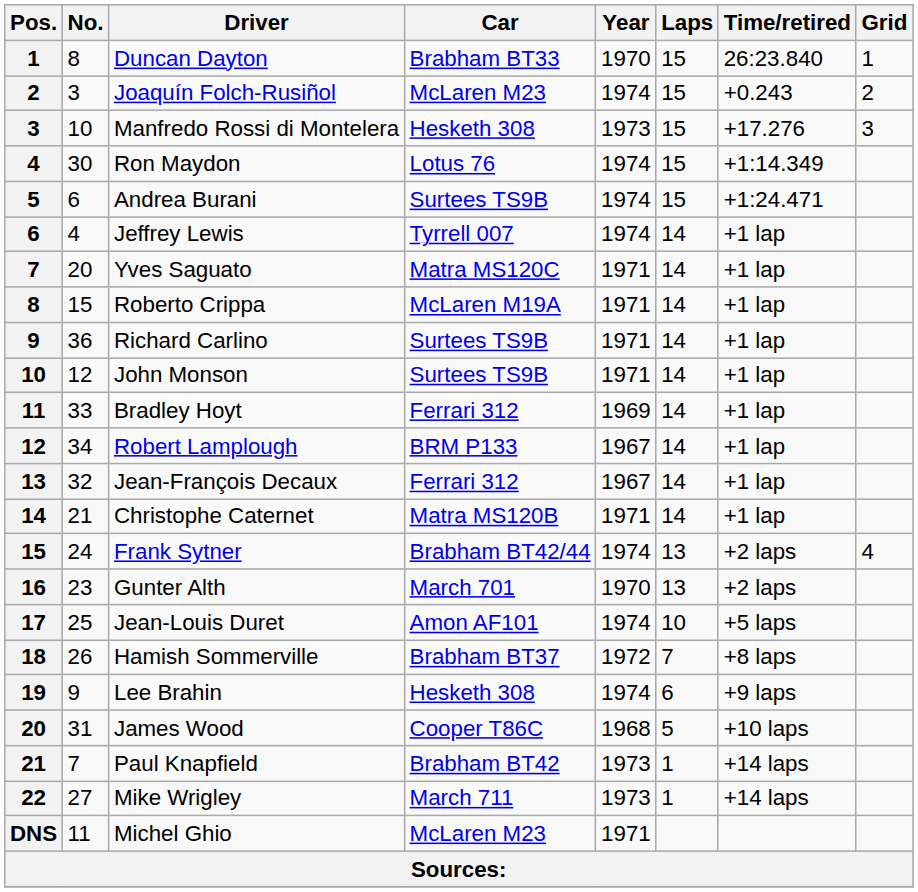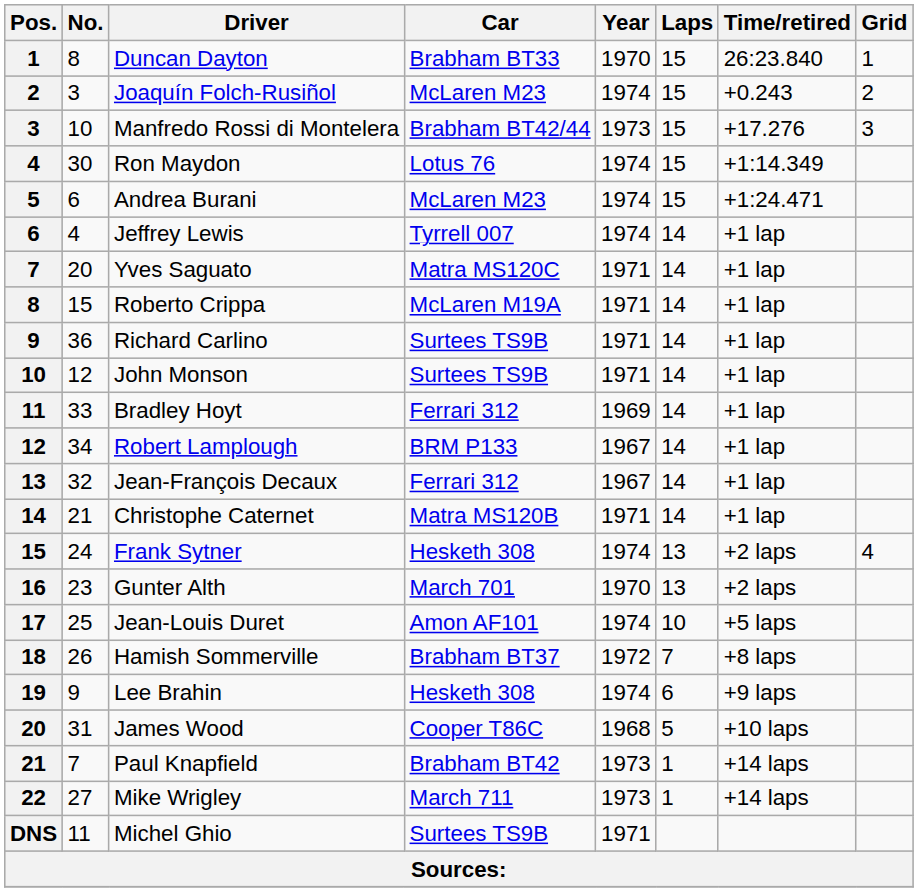(472, 129) Hesketh 308 -> (500, 129) Brabham BT42/44
(479, 199) Surtees TS9B -> (478, 199) McLaren M23
(500, 552) Brabham BT42/44 -> (472, 552) Hesketh 308
(478, 834) McLaren M23 -> (479, 834) Surtees TS9B
